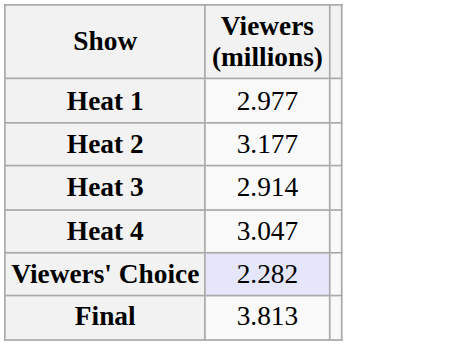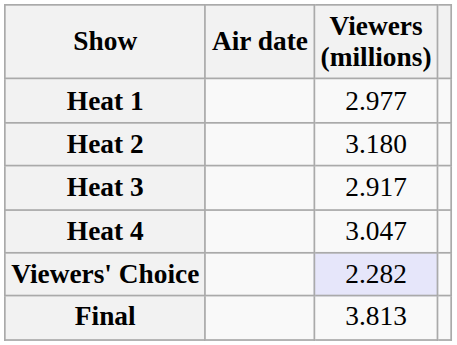+ column: (260, 41)
(267, 143) 3.177 -> (376, 143) 3.180
(267, 187) 2.914 -> (376, 187) 2.917
